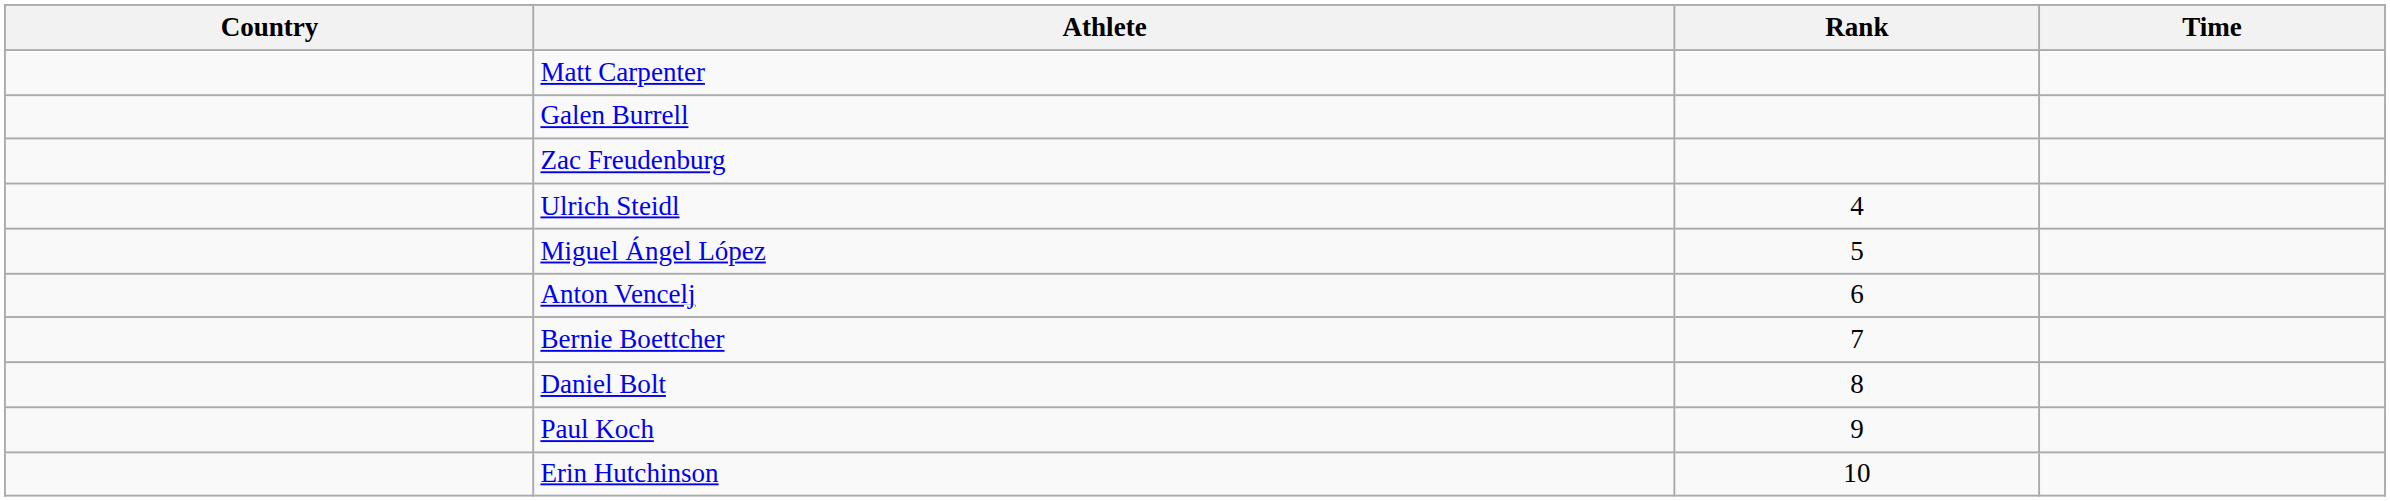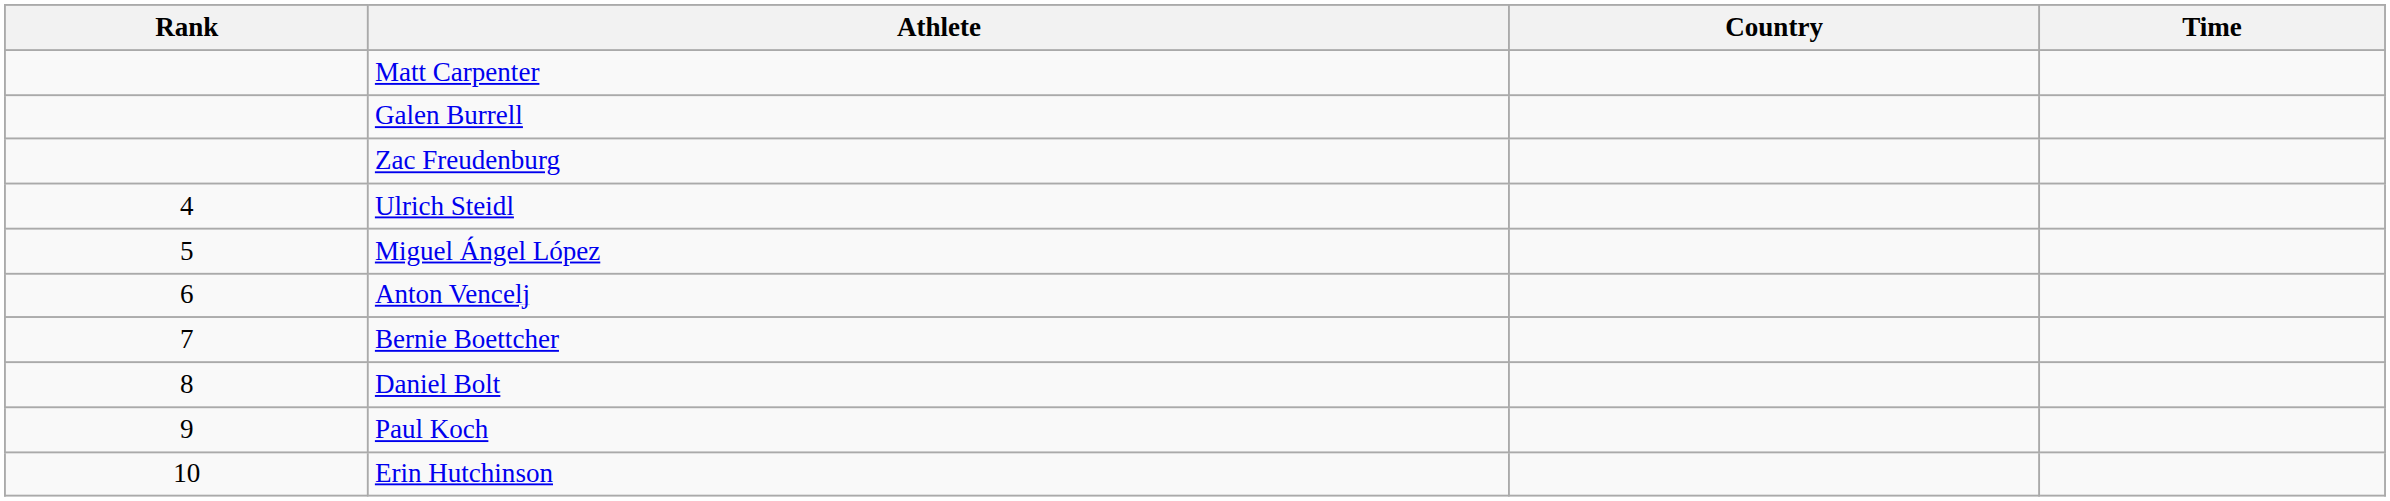columns swapped: (1857, 27) <-> (270, 27)
